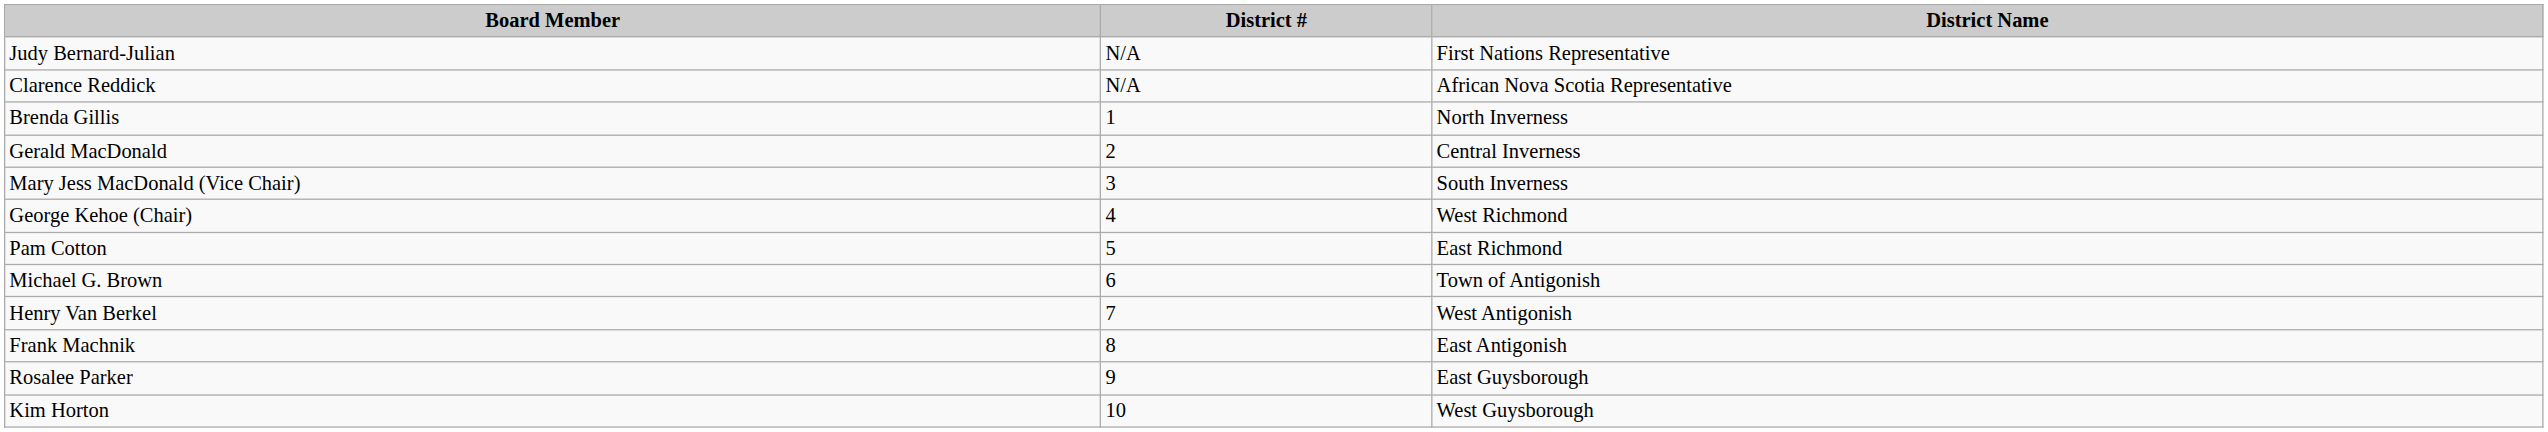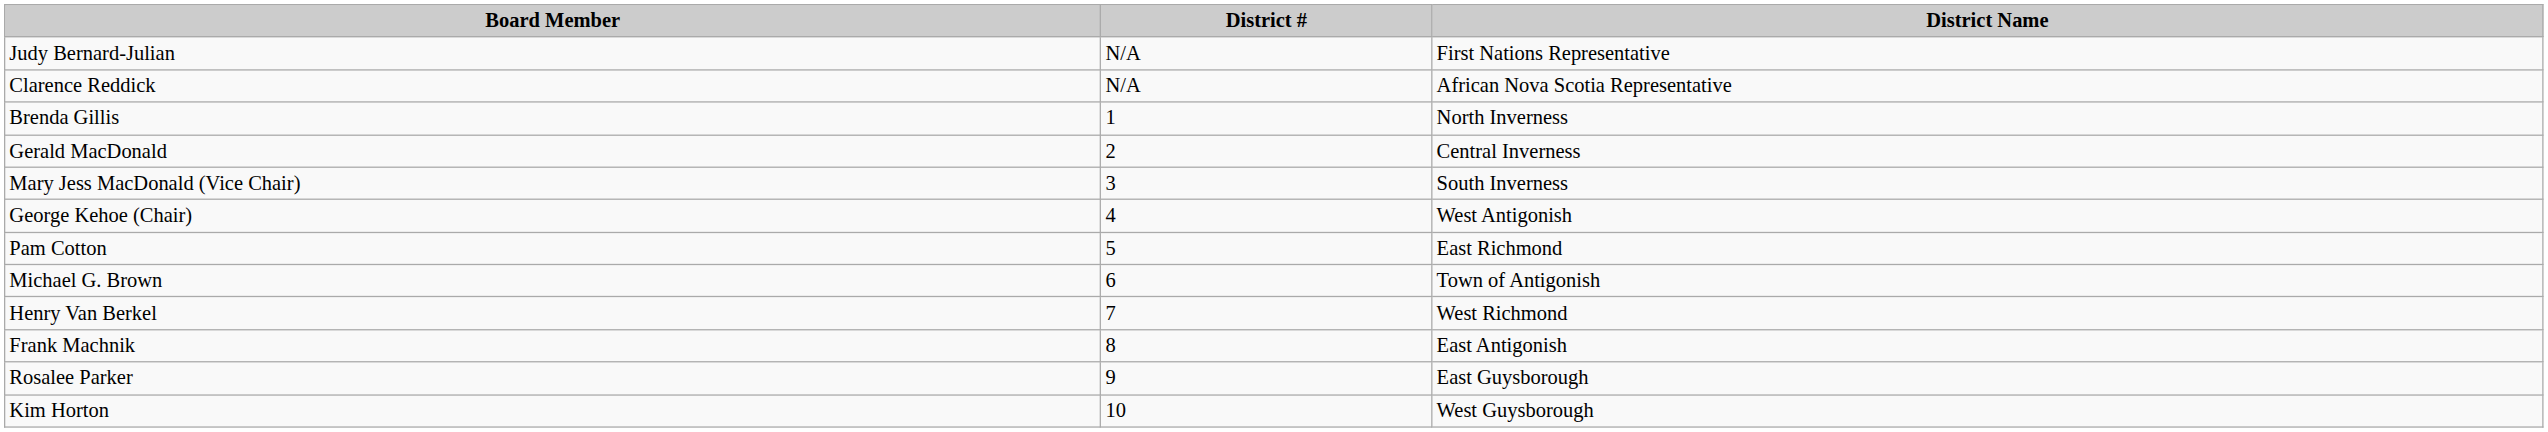(1502, 215) West Richmond -> (1504, 215) West Antigonish
(1504, 313) West Antigonish -> (1502, 313) West Richmond
